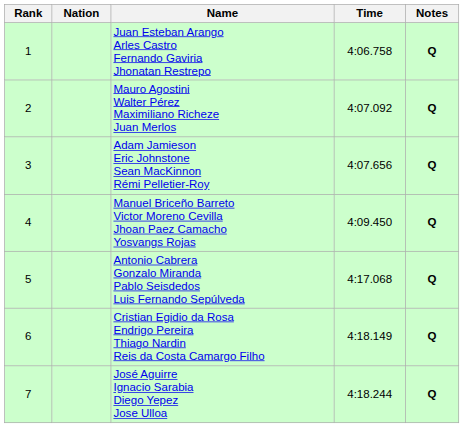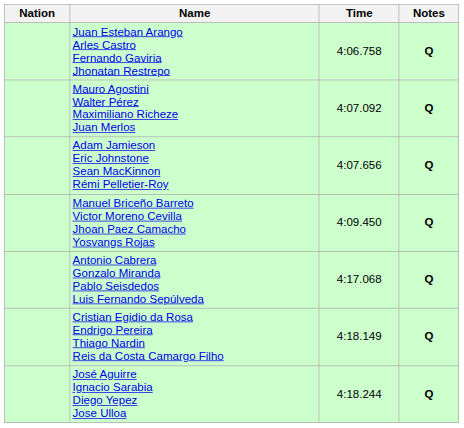- column: (28, 13)
